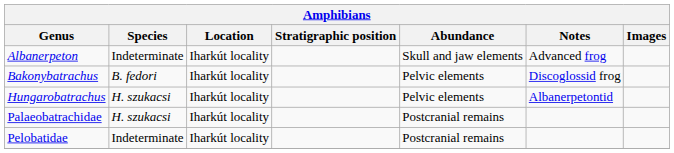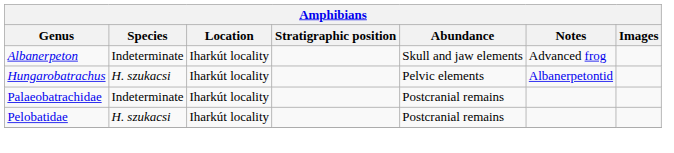- row: (53, 76)
(141, 117) H. szukacsi -> (148, 96) Indeterminate
(148, 138) Indeterminate -> (141, 117) H. szukacsi
